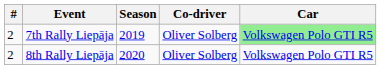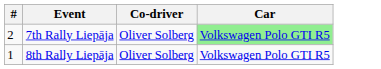- column: (138, 14)
(10, 54) 2 -> (10, 54) 1
